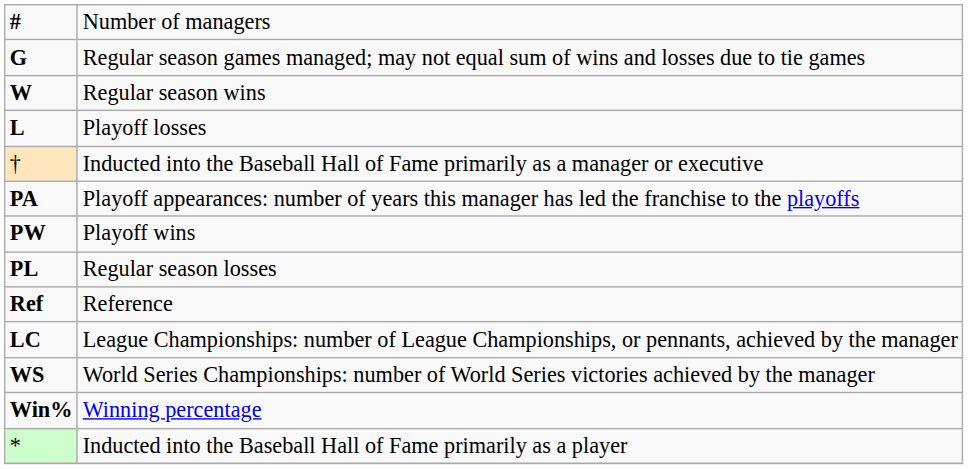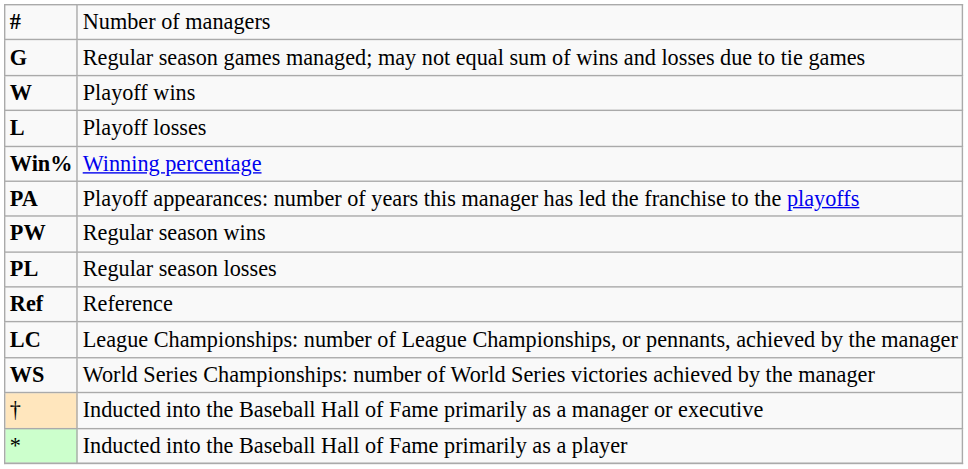(174, 92) Regular season wins -> (139, 92) Playoff wins
rows swapped: (41, 410) <-> (15, 163)
(139, 233) Playoff wins -> (174, 233) Regular season wins
